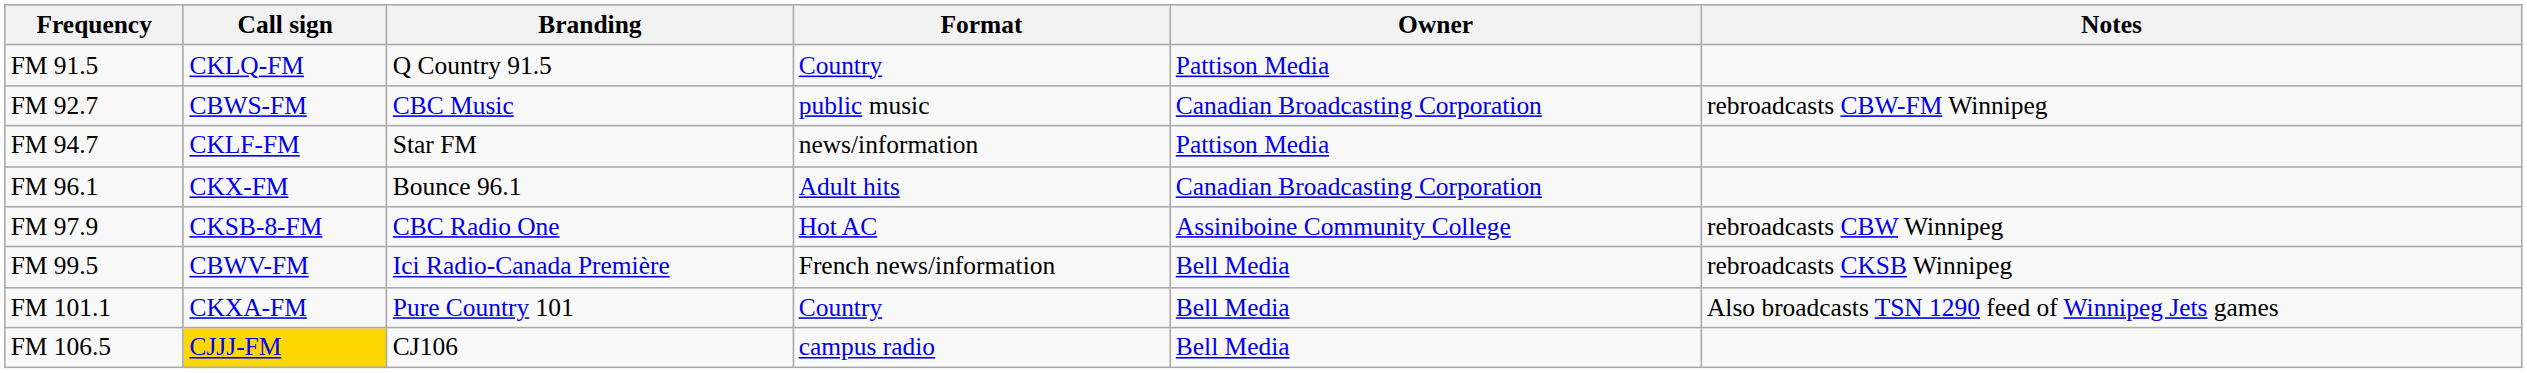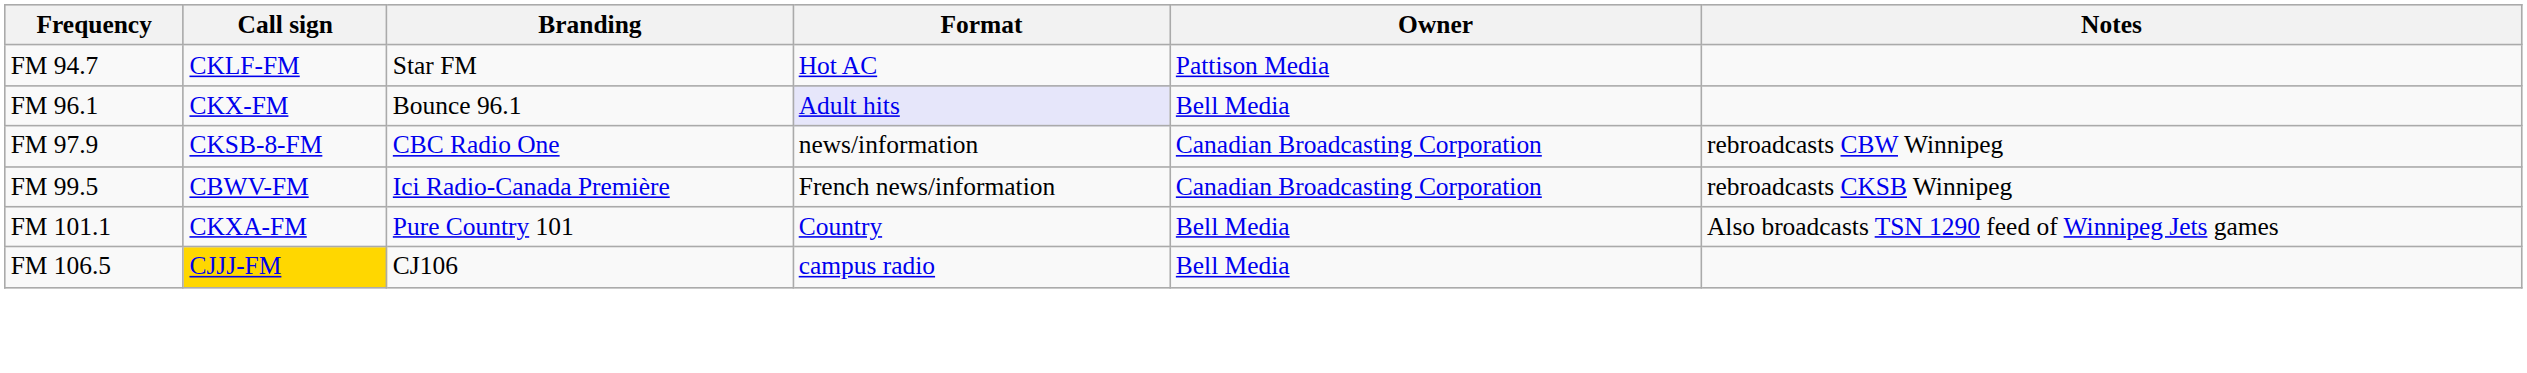- row: (54, 65)
- row: (54, 105)
(888, 145) news/information -> (838, 65) Hot AC
(849, 186) no background -> (849, 105) lavender background
(1359, 186) Canadian Broadcasting Corporation -> (1233, 105) Bell Media
(838, 226) Hot AC -> (888, 145) news/information
(1343, 226) Assiniboine Community College -> (1359, 145) Canadian Broadcasting Corporation
(1233, 266) Bell Media -> (1359, 186) Canadian Broadcasting Corporation
